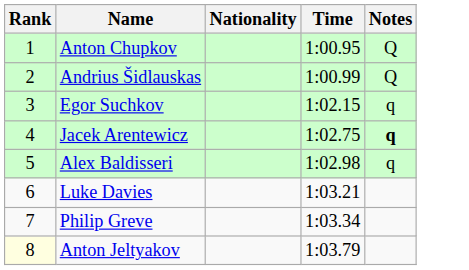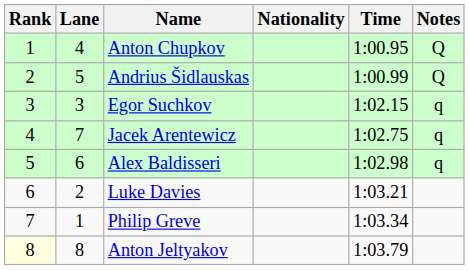+ column: (80, 18)
(391, 134) bold -> (438, 134) normal
